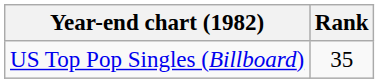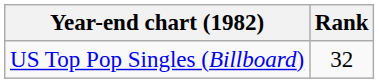(342, 59) 35 -> (342, 59) 32
